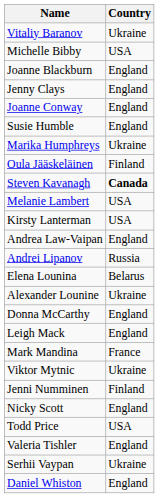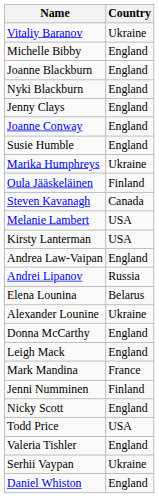(120, 51) USA -> (128, 51) England
+ row: (45, 88)
(128, 182) bold -> (126, 201) normal
- row: (41, 370)
